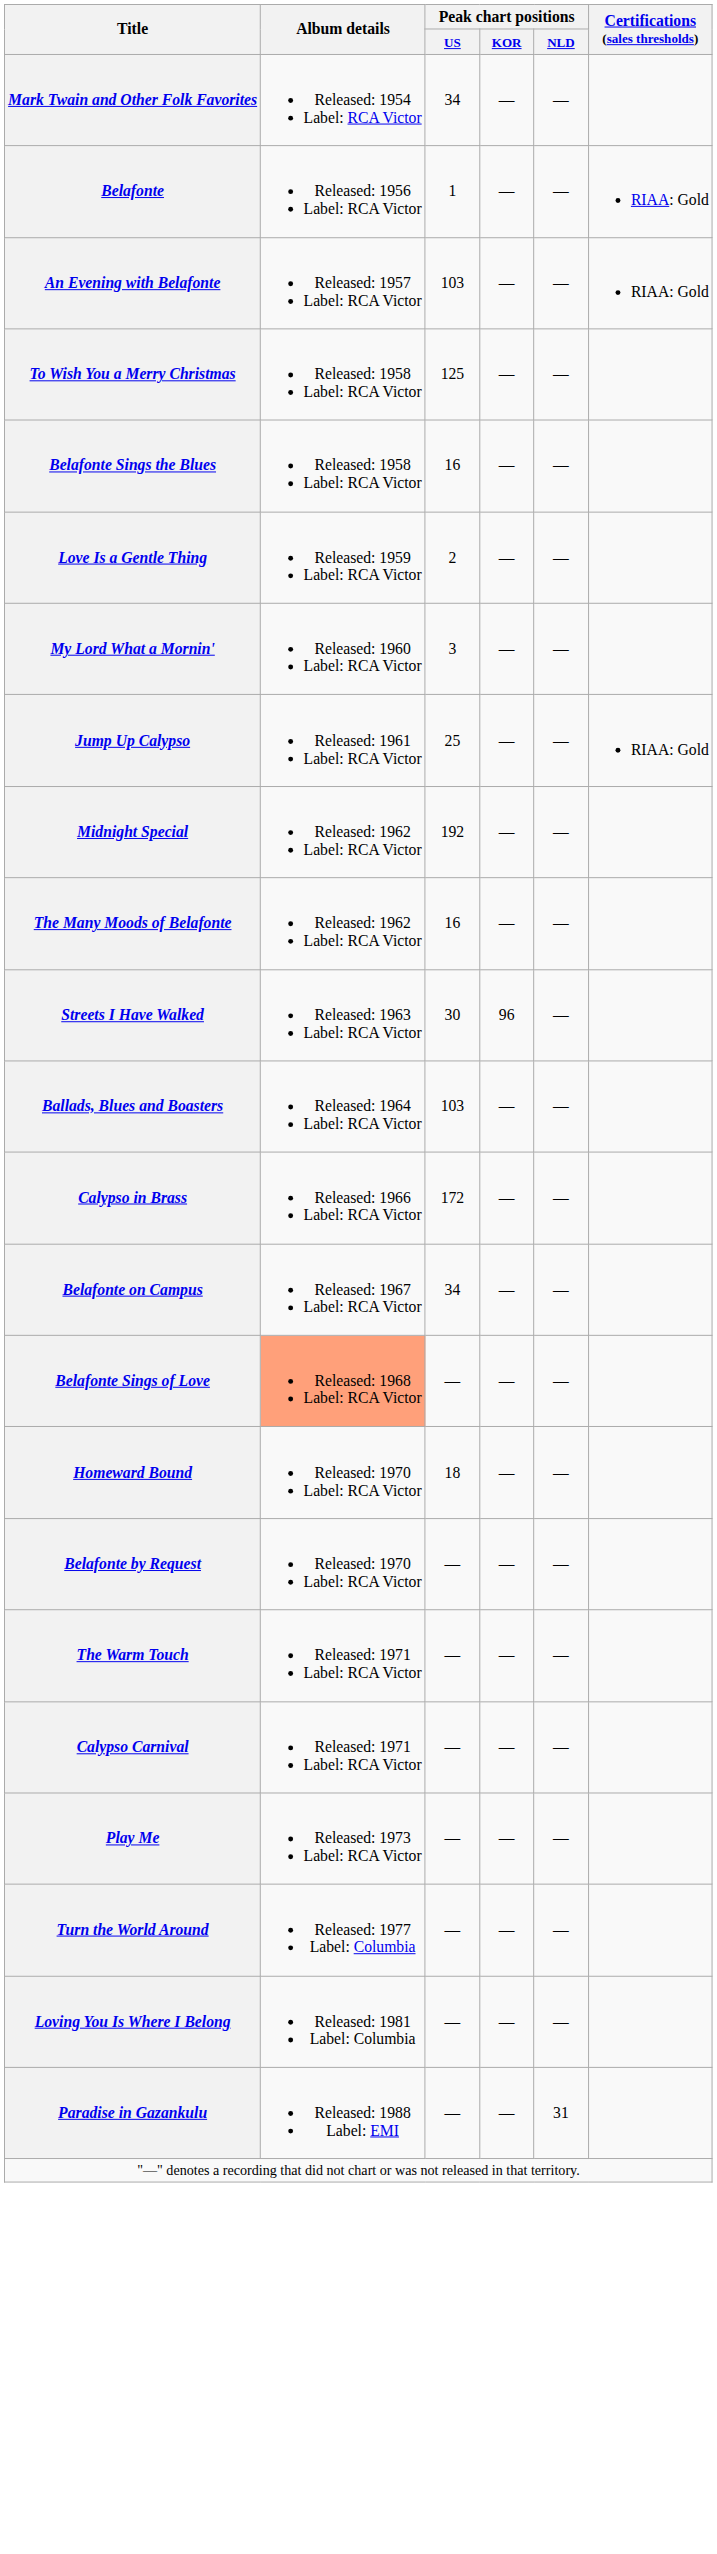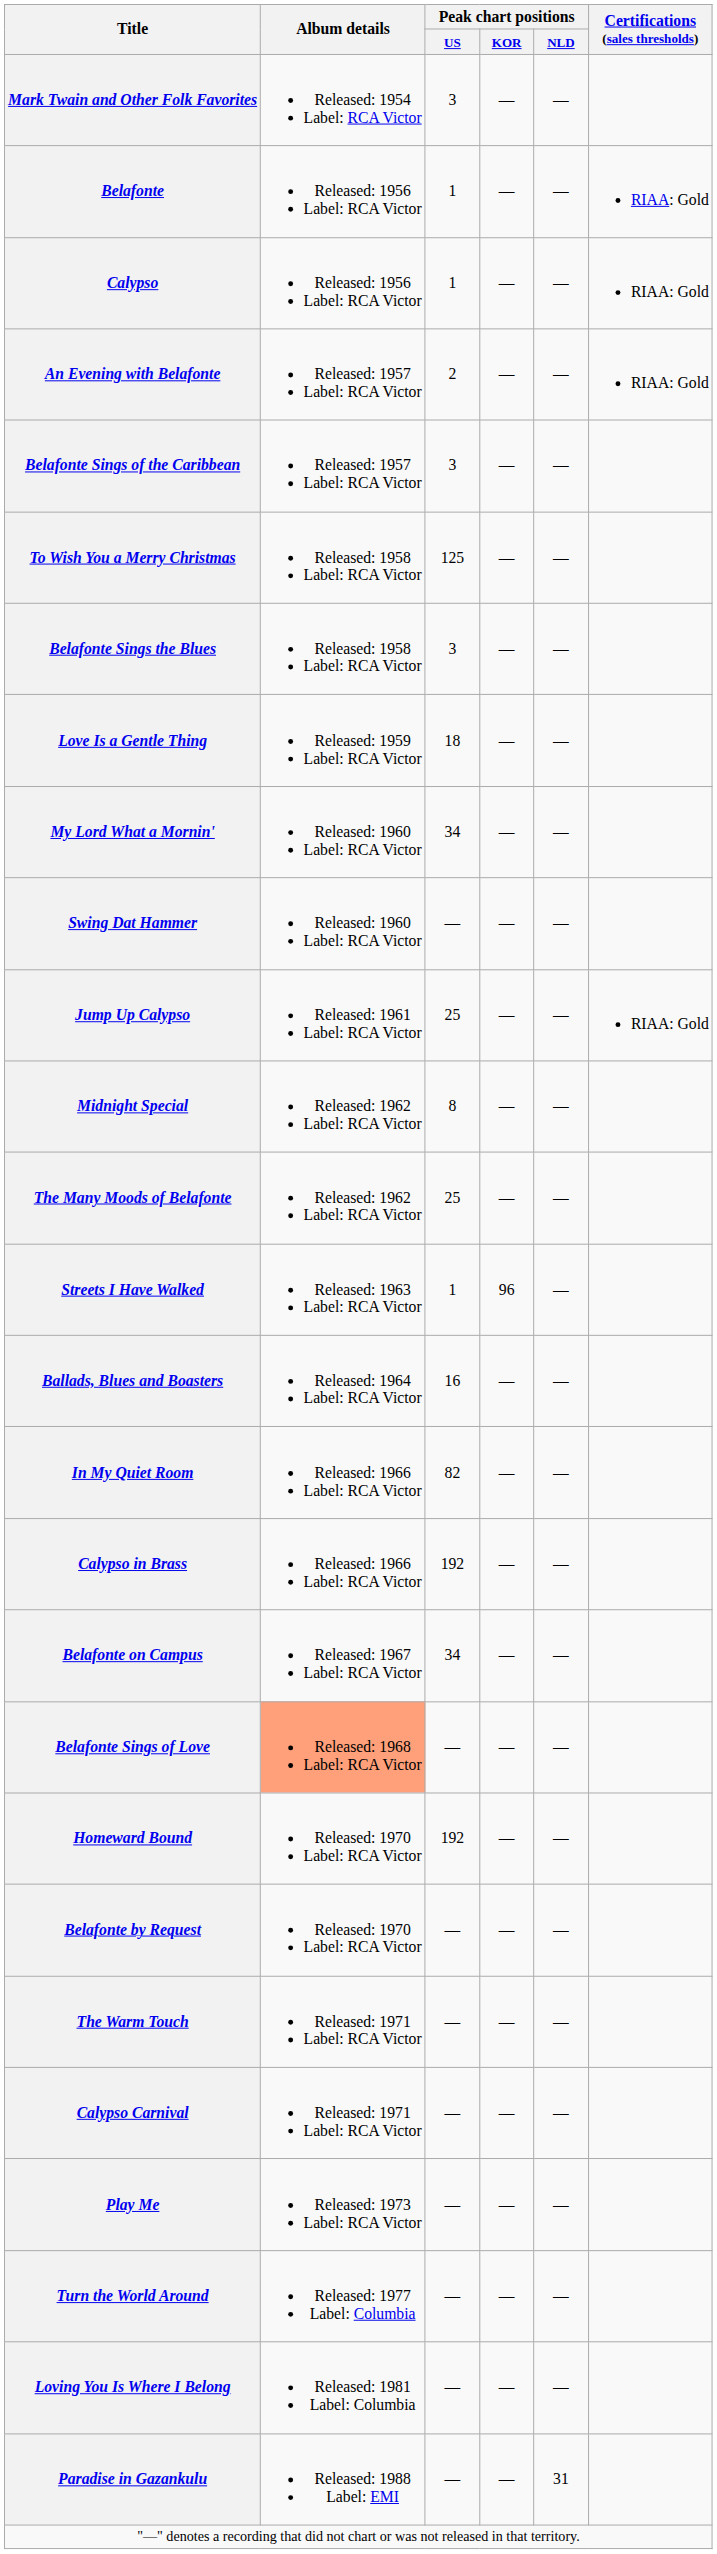(452, 99) 34 -> (452, 99) 3
+ row: (133, 283)
(452, 283) 103 -> (452, 374) 2
+ row: (133, 466)
(452, 466) 16 -> (452, 649) 3
(452, 557) 2 -> (452, 740) 18
(452, 649) 3 -> (452, 832) 34
+ row: (133, 923)
(452, 832) 192 -> (452, 1106) 8
(452, 923) 16 -> (452, 1198) 25
(452, 1015) 30 -> (452, 1289) 1
(452, 1106) 103 -> (452, 1381) 16
+ row: (133, 1472)
(452, 1198) 172 -> (452, 1564) 192
(452, 1472) 18 -> (452, 1838) 192
